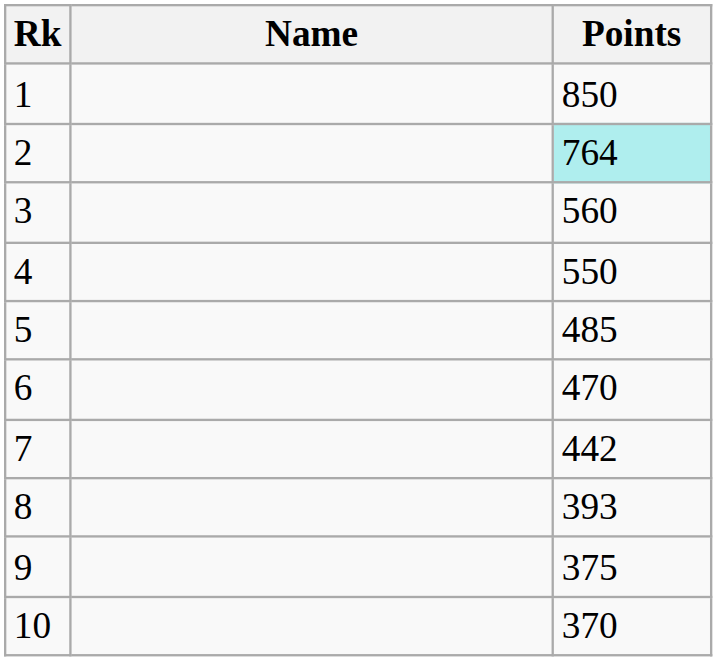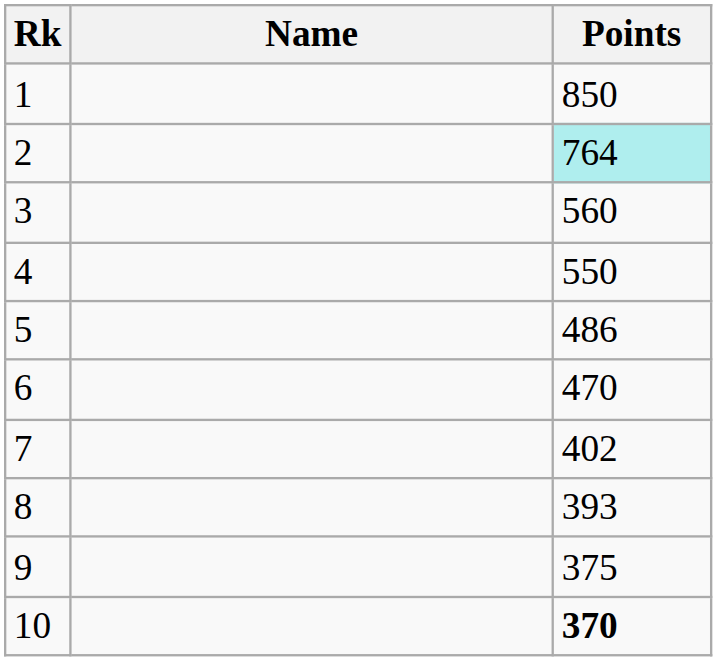(590, 329) 485 -> (590, 329) 486
(590, 447) 442 -> (590, 447) 402
(590, 625) normal -> (590, 625) bold
